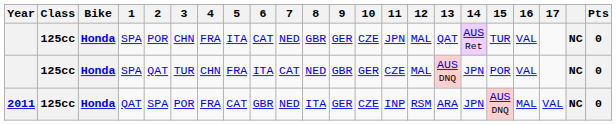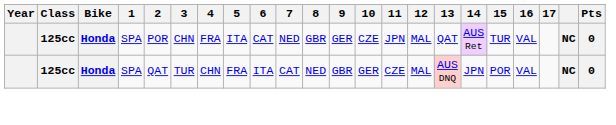- row: (21, 104)
